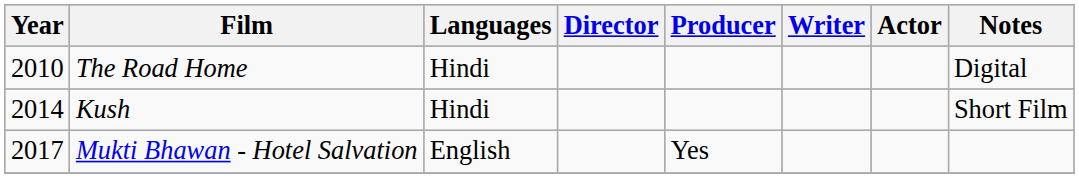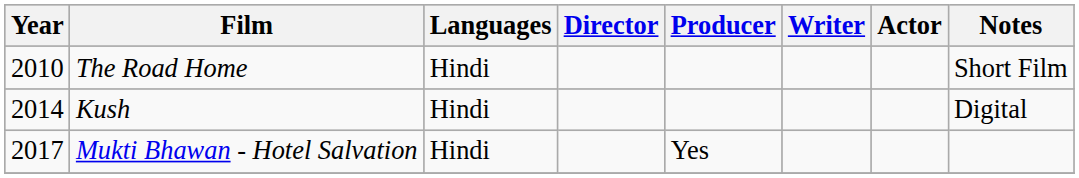(991, 67) Digital -> (1011, 67) Short Film
(1011, 109) Short Film -> (991, 109) Digital
(470, 151) English -> (460, 151) Hindi
